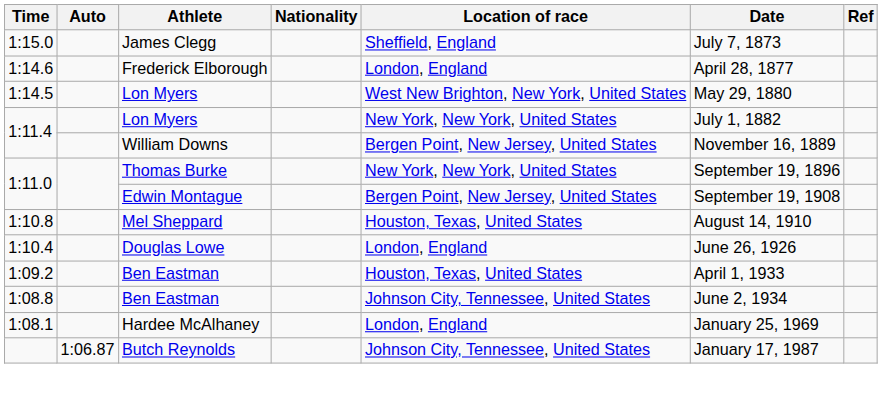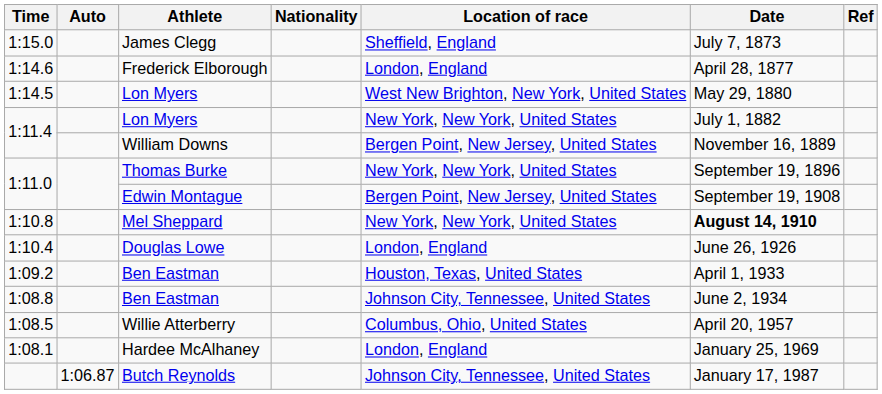(474, 222) Houston, Texas, United States -> (491, 222) New York, New York, United States
(753, 222) normal -> (755, 222) bold
+ row: (31, 324)
